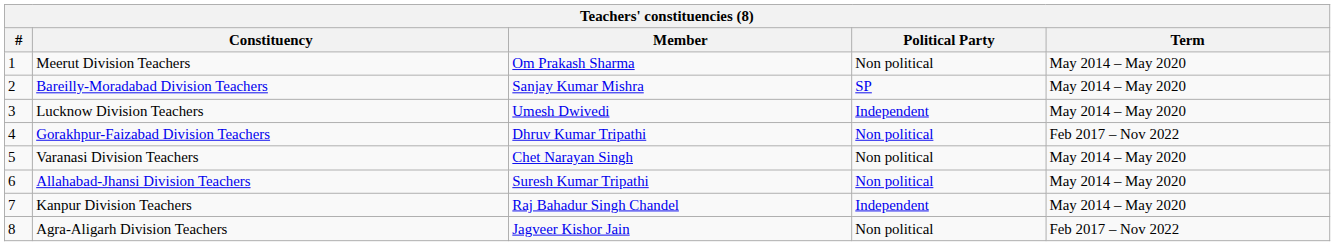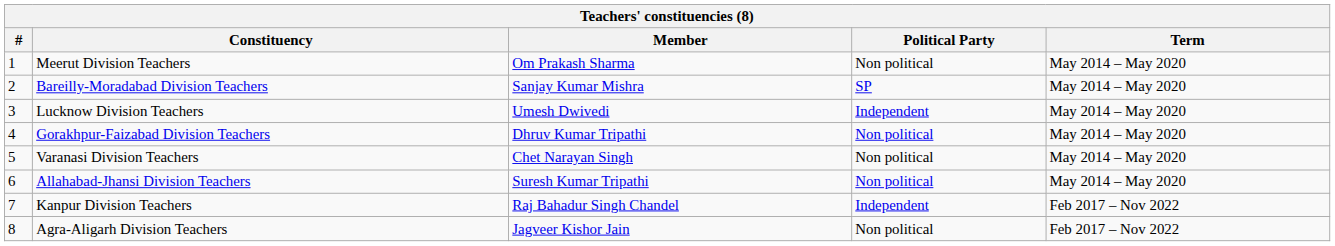(1114, 134) Feb 2017 – Nov 2022 -> (1118, 134) May 2014 – May 2020
(1118, 205) May 2014 – May 2020 -> (1114, 205) Feb 2017 – Nov 2022
